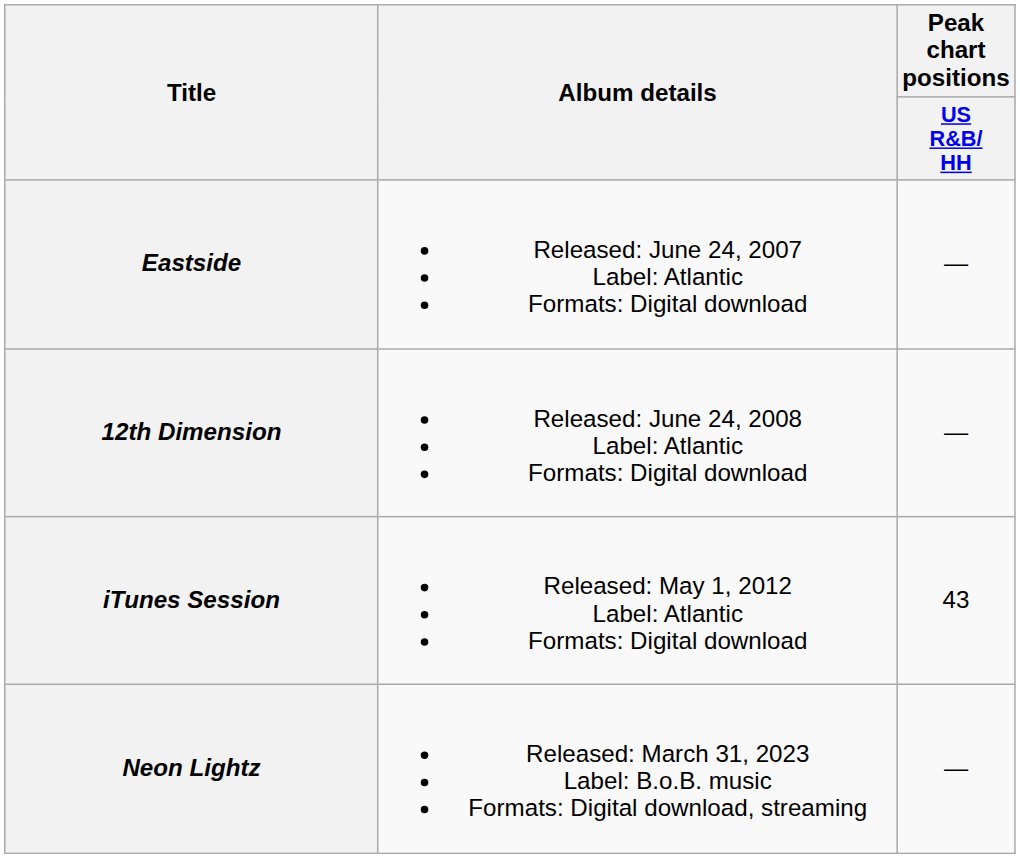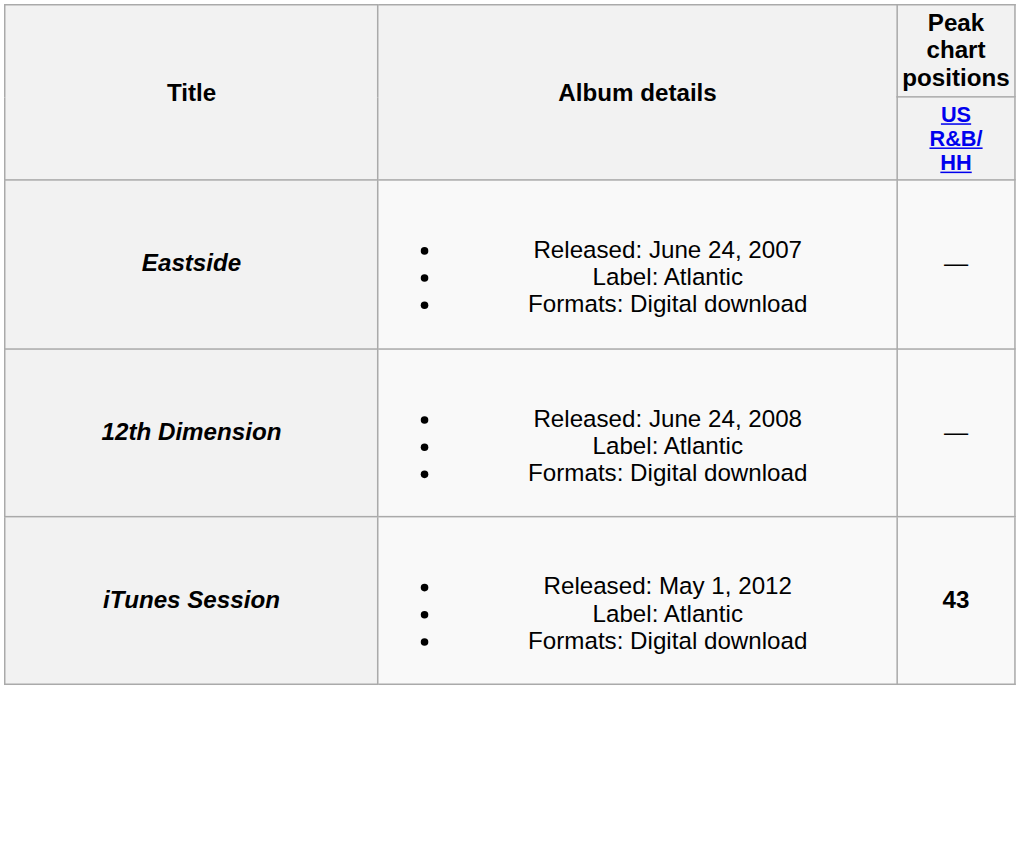(956, 600) normal -> (956, 600) bold
- row: (192, 768)
